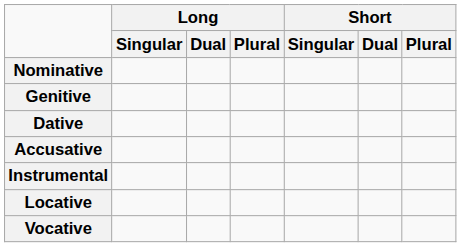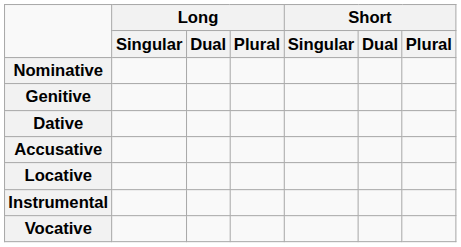rows swapped: (58, 202) <-> (58, 176)
